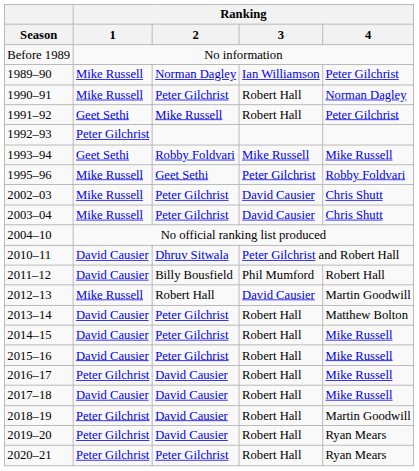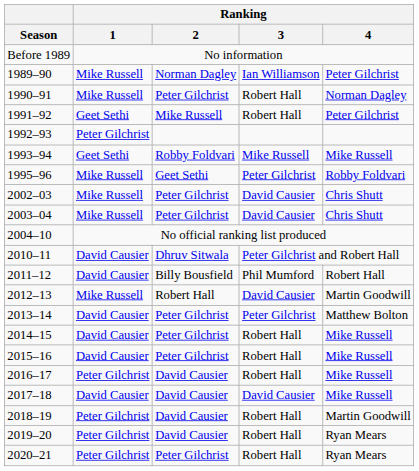(272, 315) Robert Hall -> (279, 315) Peter Gilchrist
(272, 395) Robert Hall -> (278, 395) David Causier
